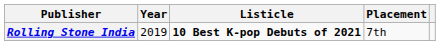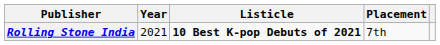(154, 32) 2019 -> (154, 32) 2021
